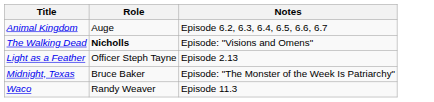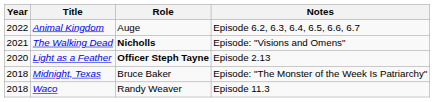+ column: (17, 12)
(134, 58) normal -> (163, 58) bold
